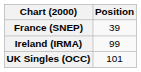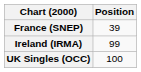(115, 59) 101 -> (115, 59) 100
